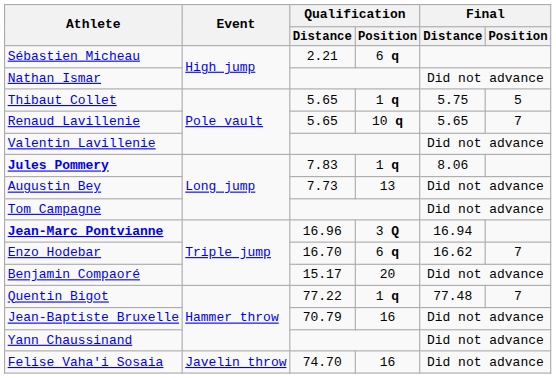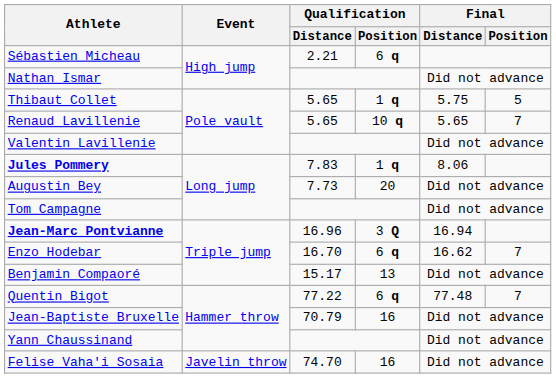(387, 187) 13 -> (387, 187) 20
(387, 275) 20 -> (387, 275) 13
(387, 296) 1 q -> (387, 296) 6 q
